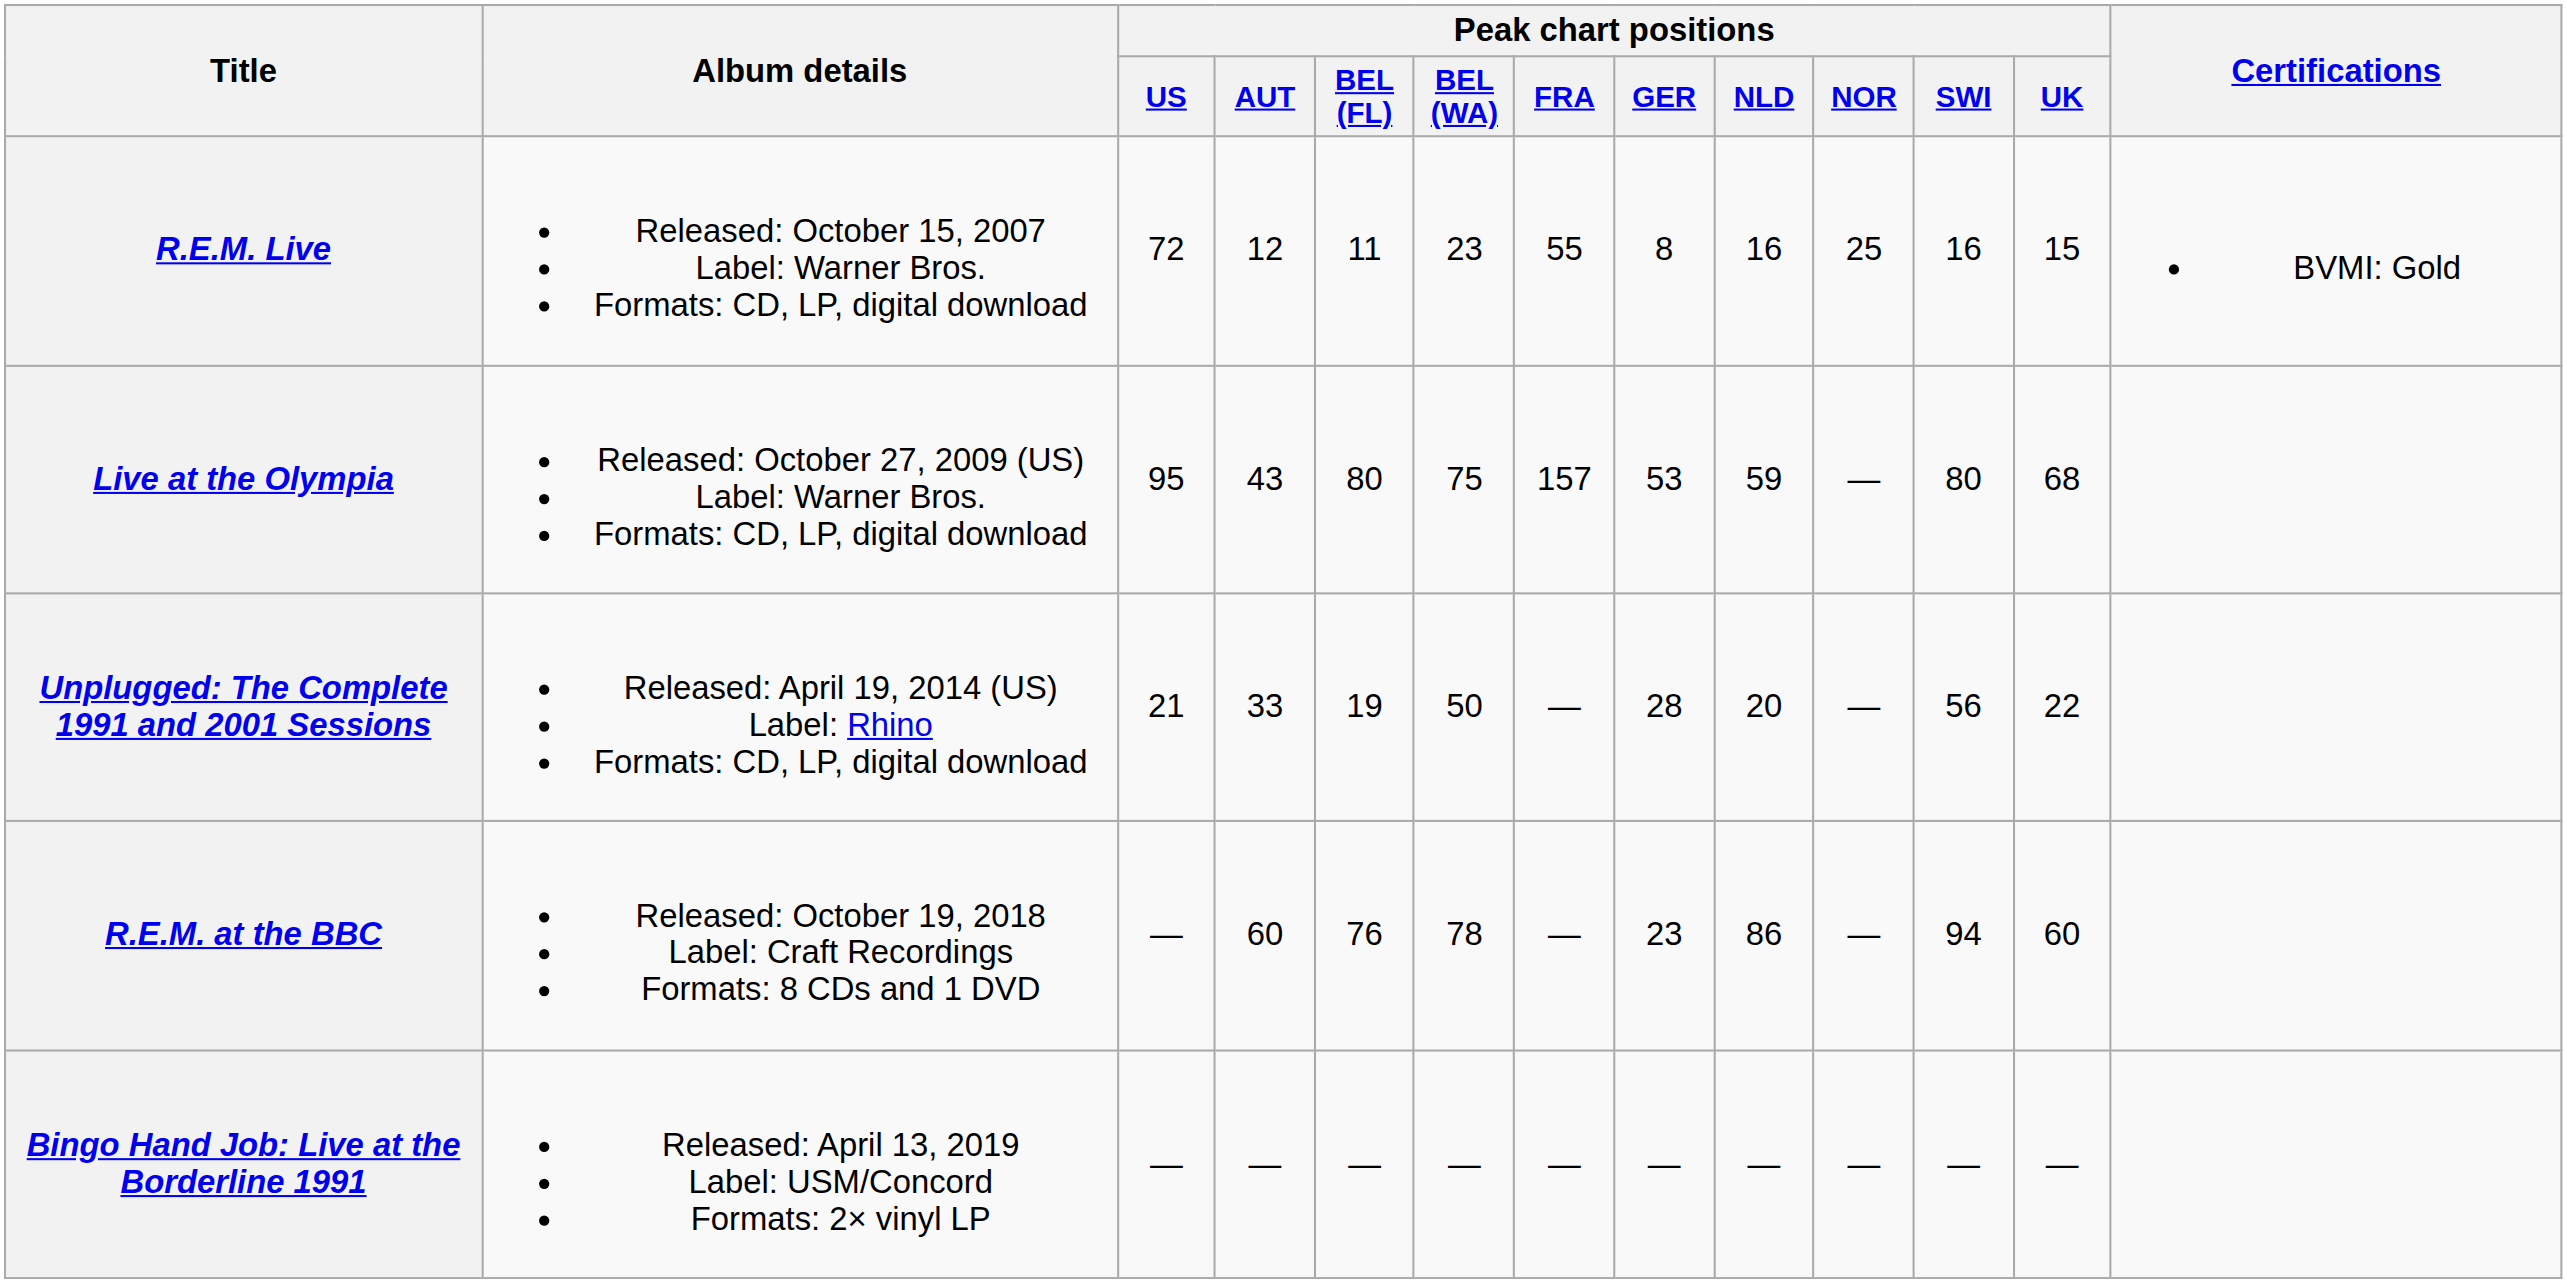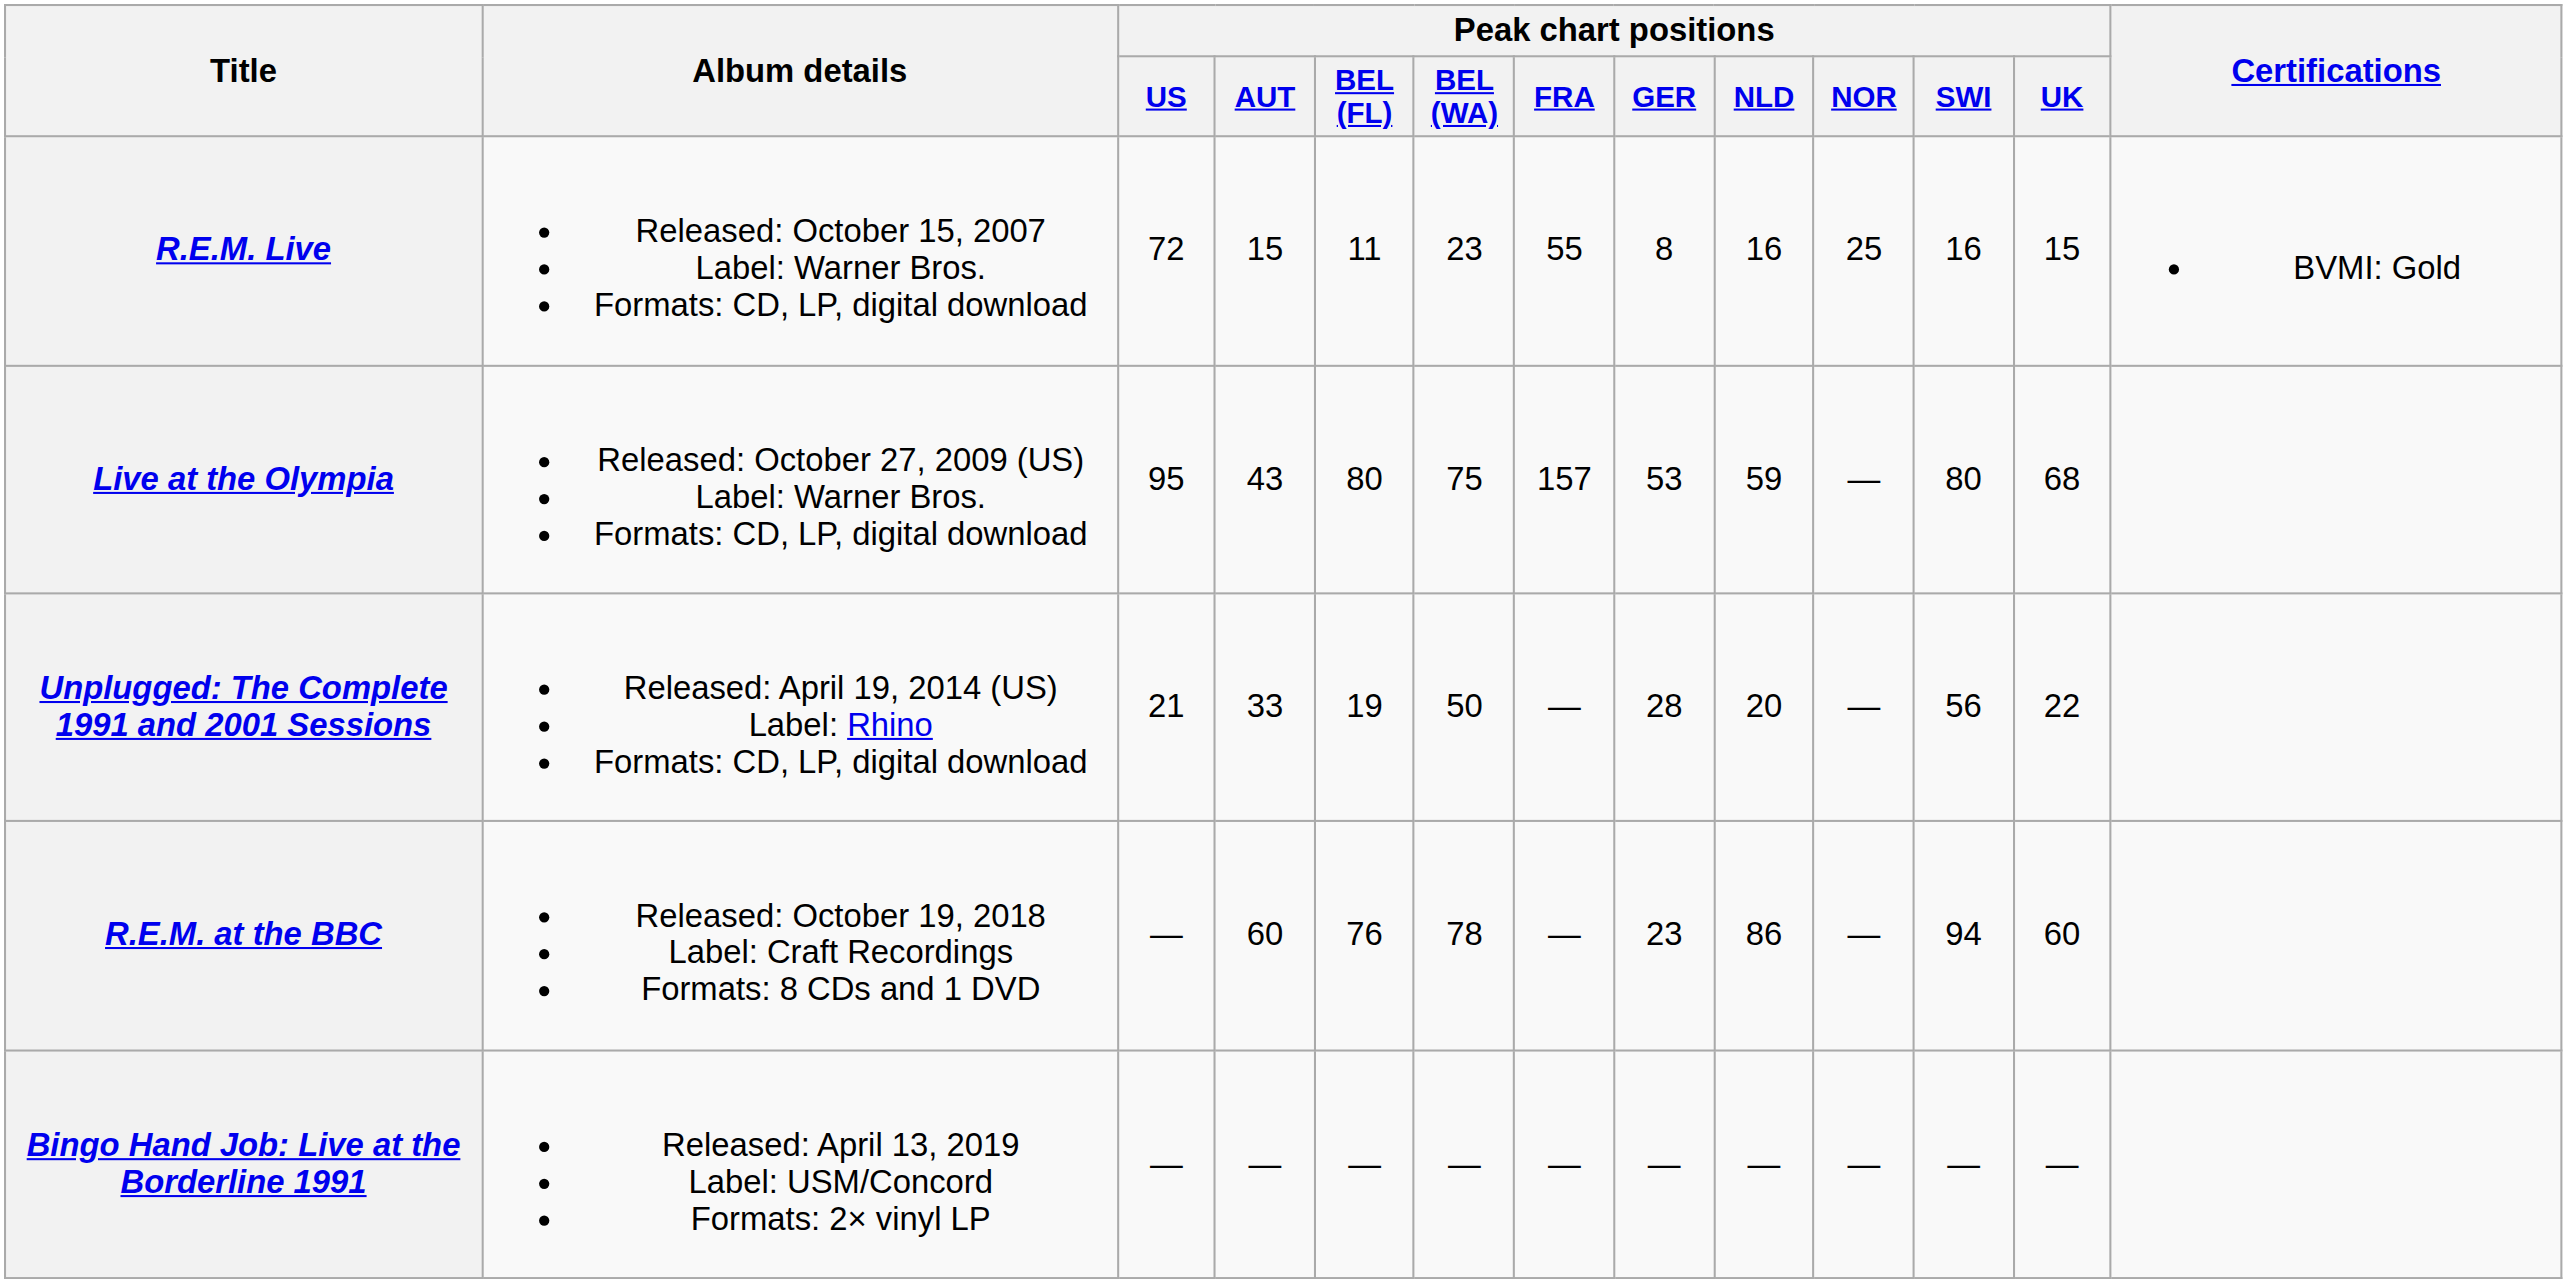(1265, 250) 12 -> (1265, 250) 15
